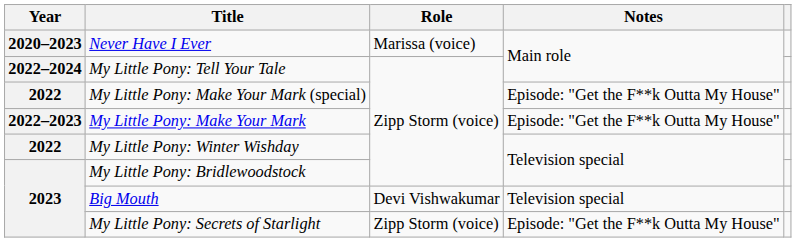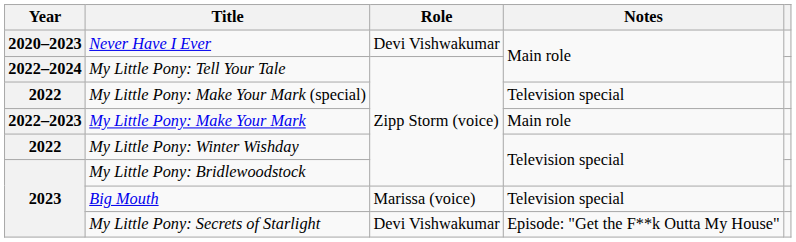(425, 43) Marissa (voice) -> (437, 43) Devi Vishwakumar
(643, 95) Episode: "Get the F**k Outta My House" -> (566, 95) Television special
(643, 120) Episode: "Get the F**k Outta My House" -> (539, 120) Main role
(437, 198) Devi Vishwakumar -> (425, 198) Marissa (voice)
(436, 224) Zipp Storm (voice) -> (437, 224) Devi Vishwakumar
